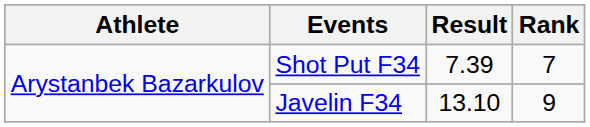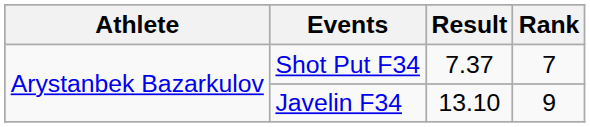(469, 64) 7.39 -> (469, 64) 7.37
